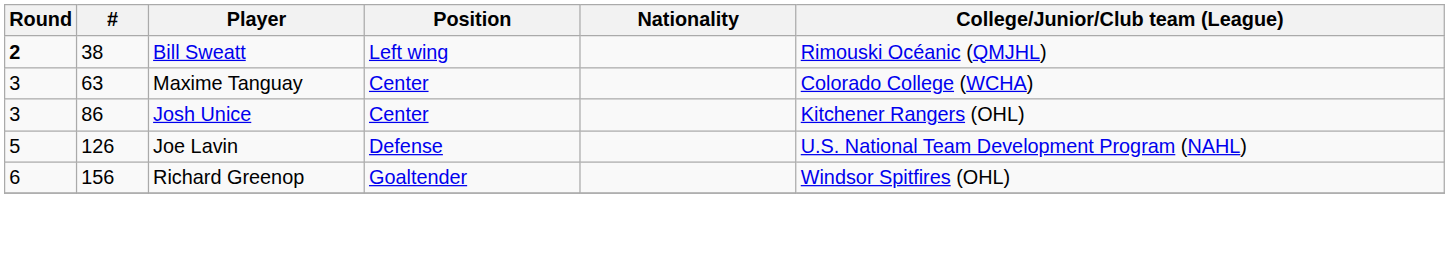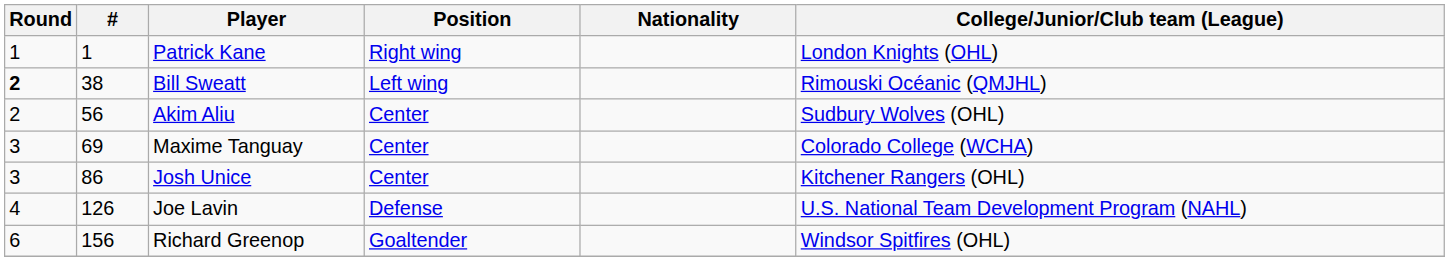+ row: (209, 51)
+ row: (194, 114)
(92, 83) 63 -> (92, 146) 69
(15, 146) 5 -> (15, 209) 4
